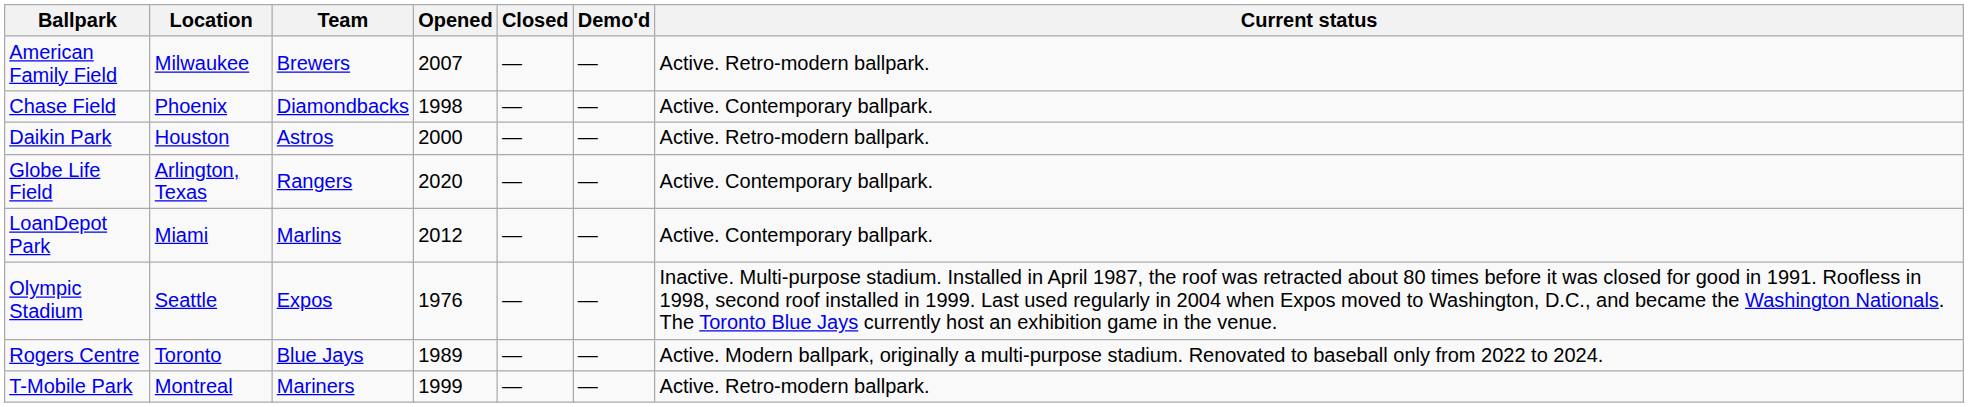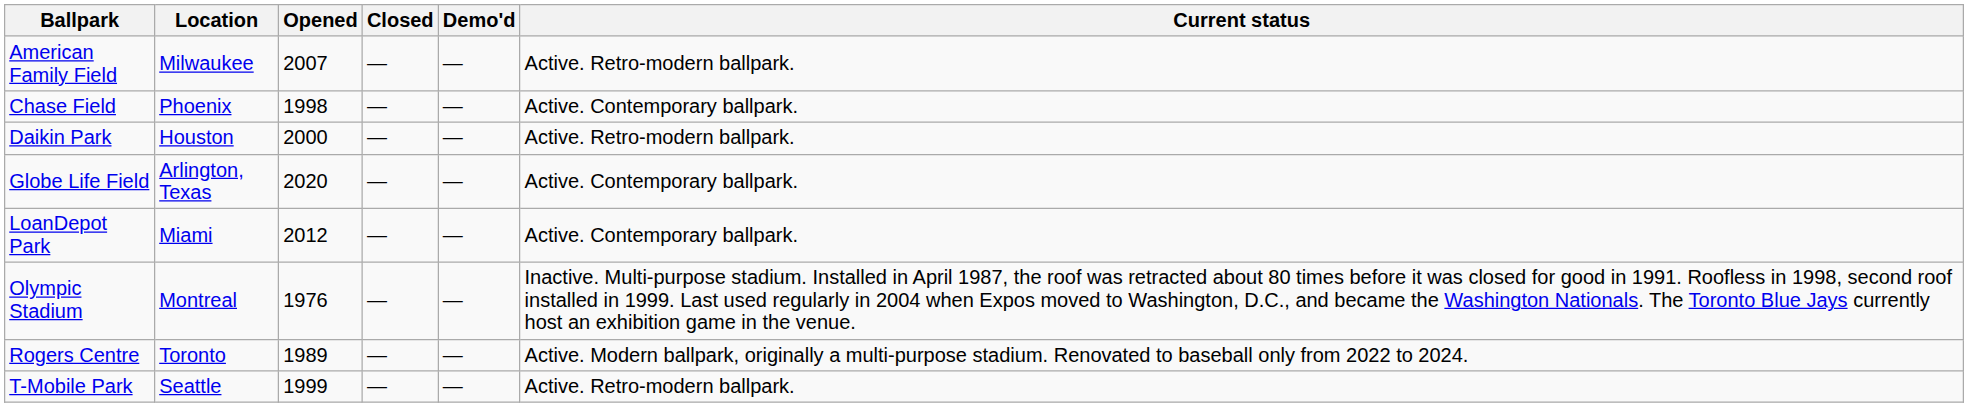- column: (343, 20)
(186, 300) Seattle -> (198, 300) Montreal
(194, 386) Montreal -> (190, 386) Seattle
